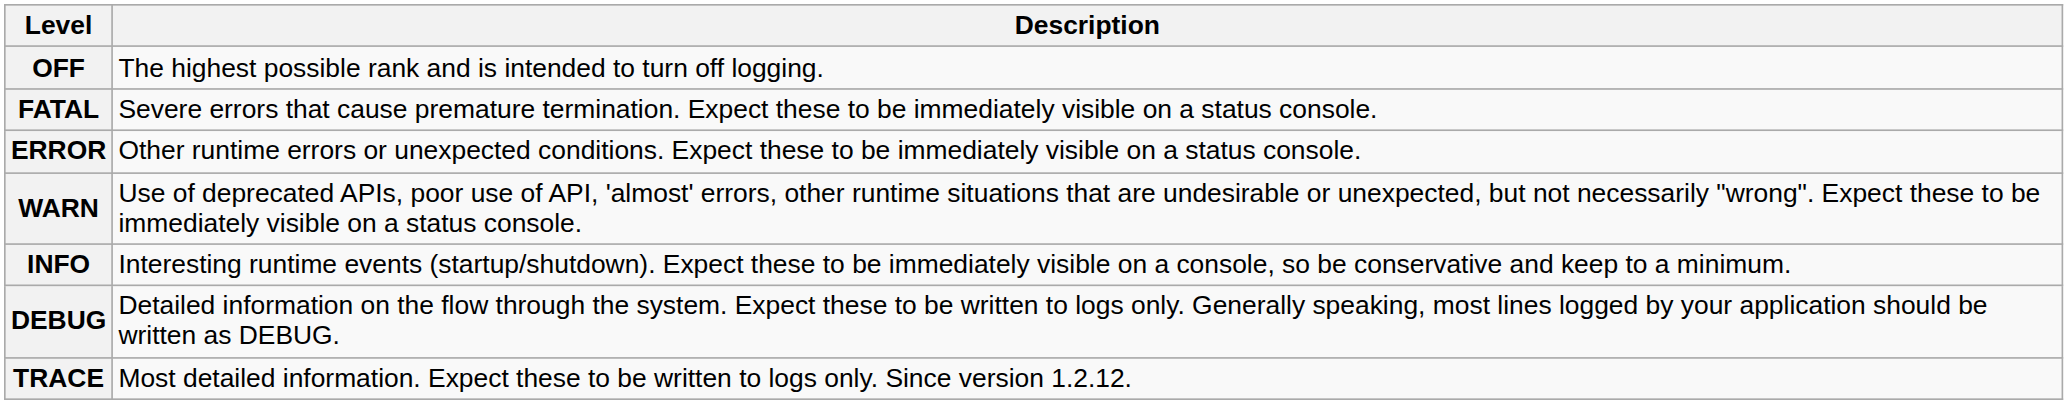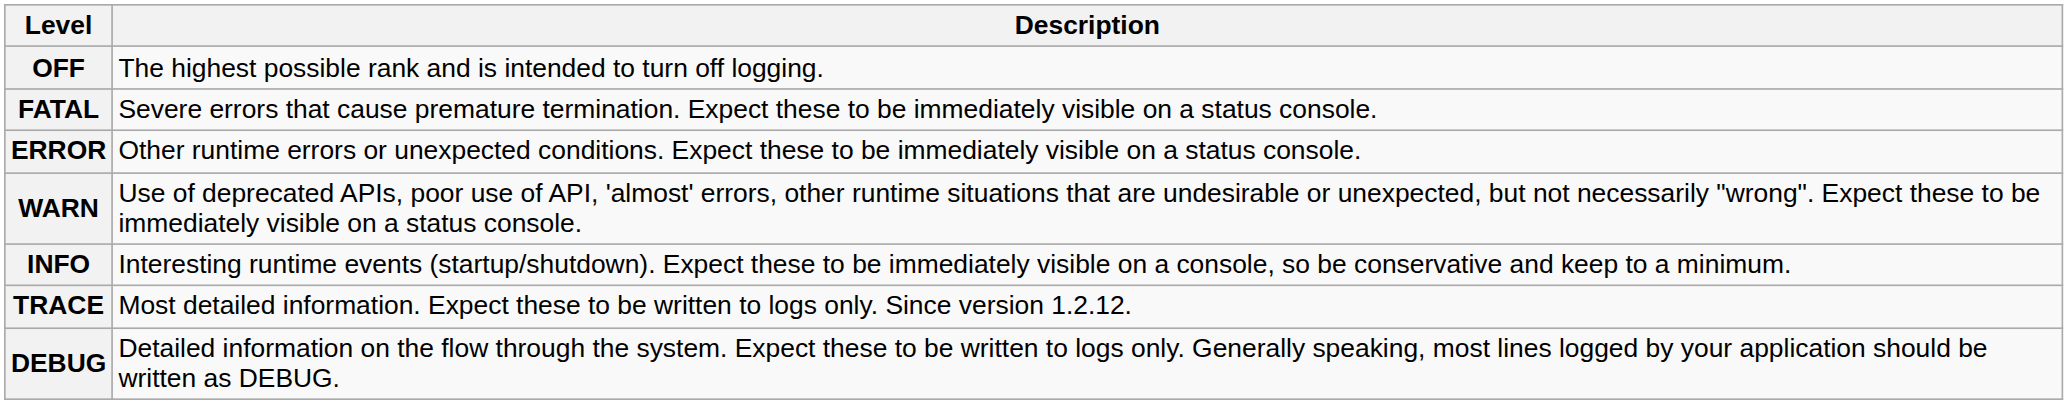rows swapped: (59, 321) <-> (59, 377)
